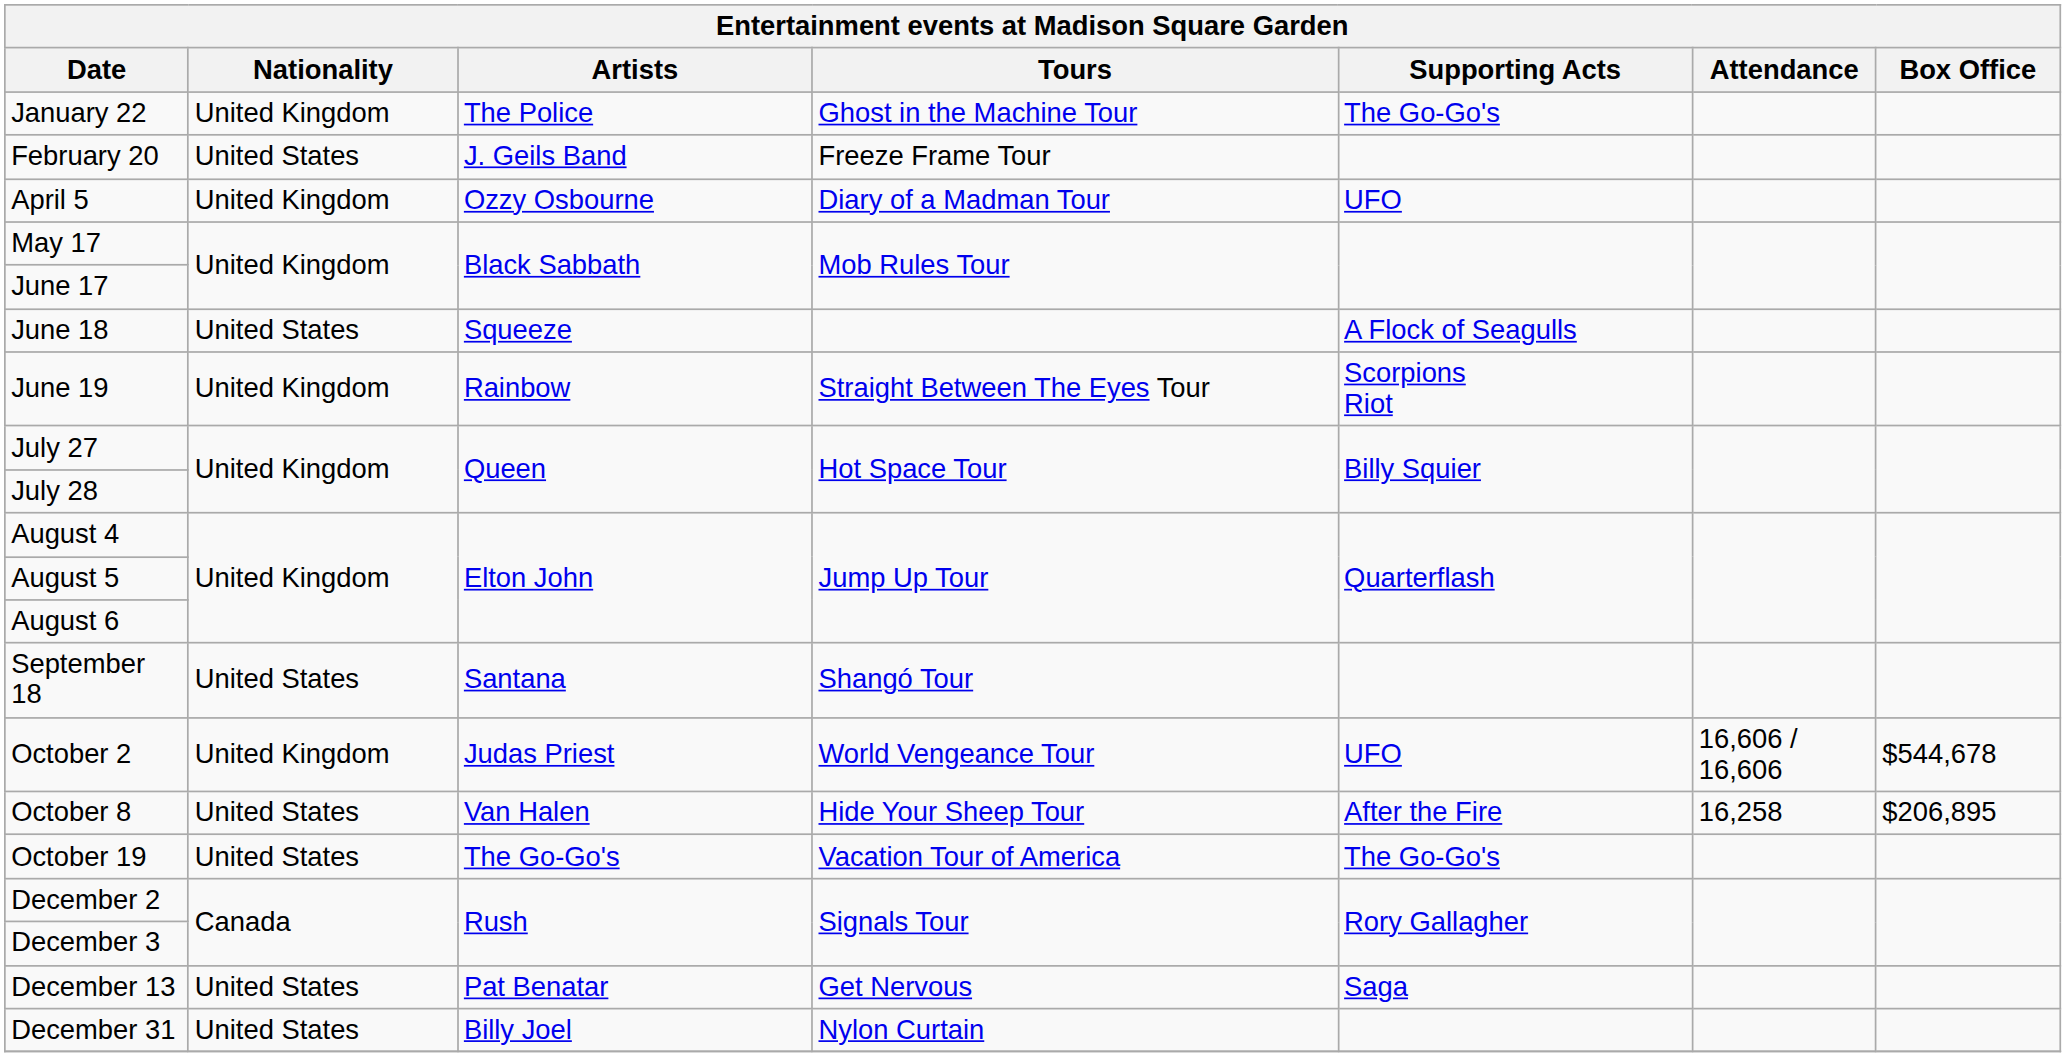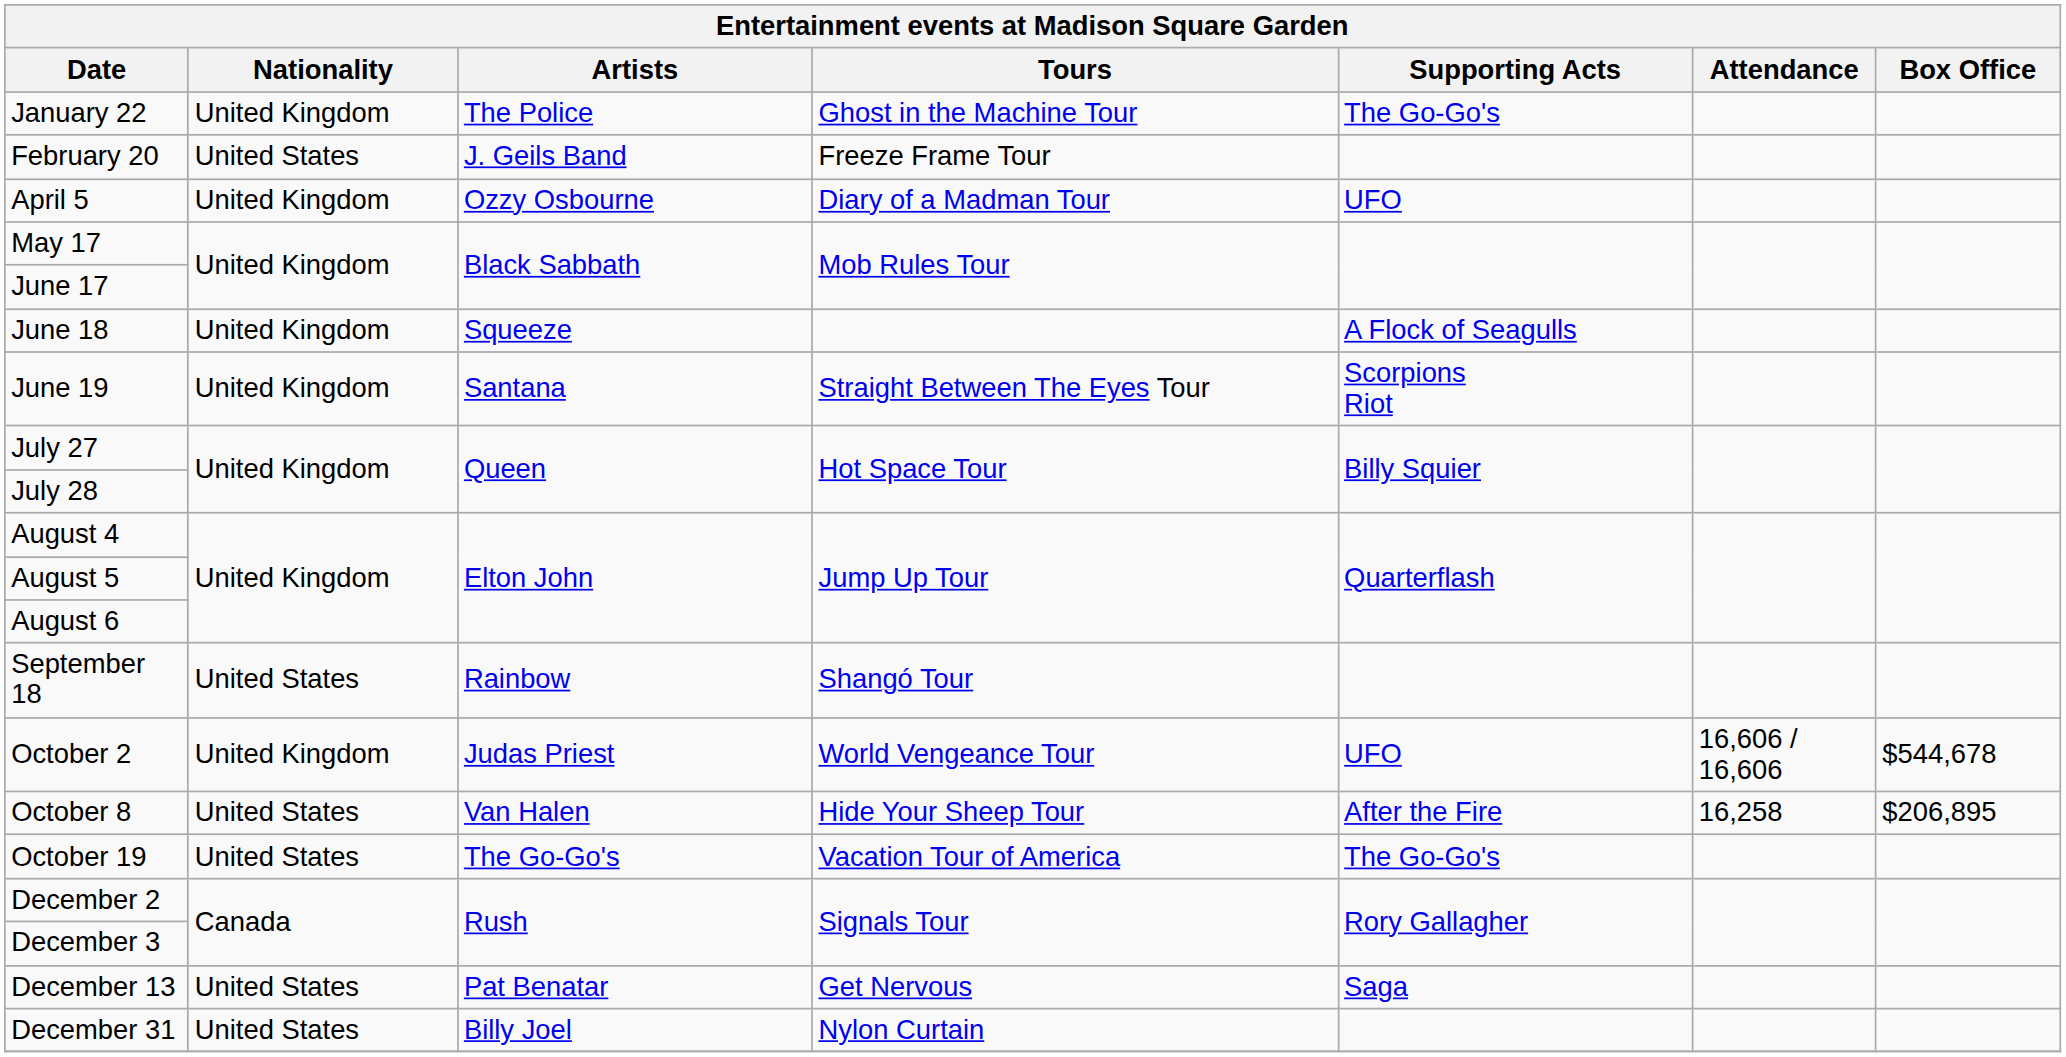(277, 329) United States -> (292, 329) United Kingdom
(517, 388) Rainbow -> (515, 388) Santana
(515, 679) Santana -> (517, 679) Rainbow
